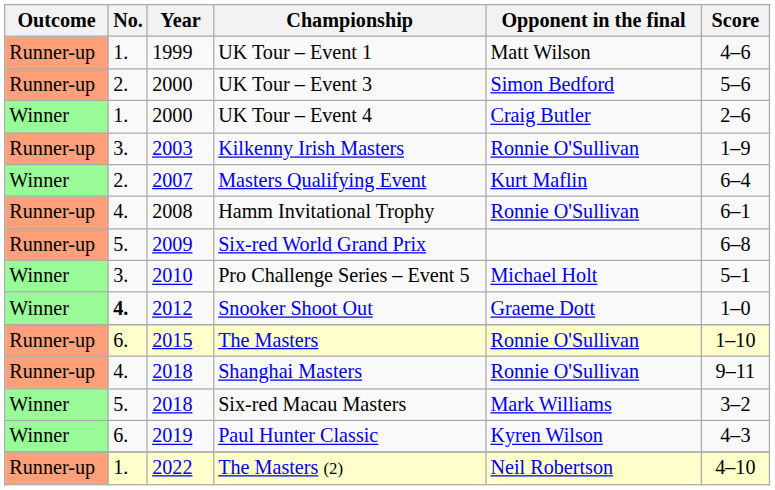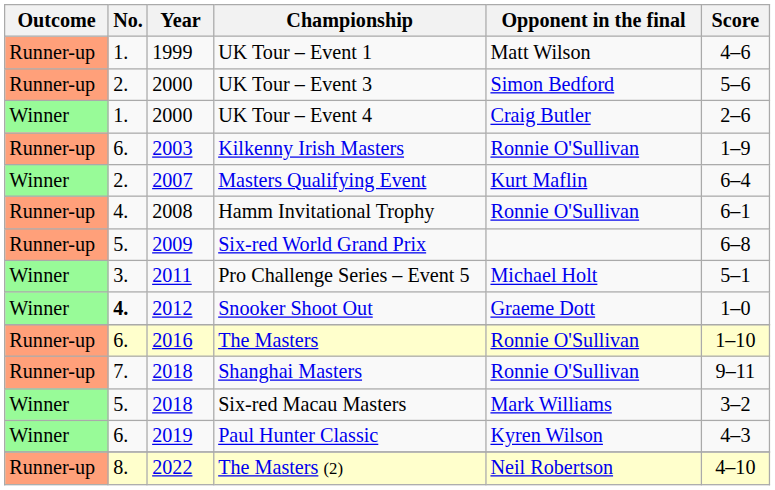(121, 148) 3. -> (121, 148) 6.
(172, 276) 2010 -> (172, 276) 2011
(172, 340) 2015 -> (172, 340) 2016
(121, 372) 4. -> (121, 372) 7.
(121, 468) 1. -> (121, 468) 8.
